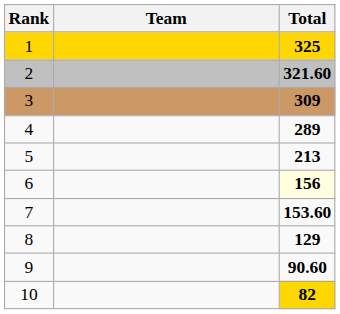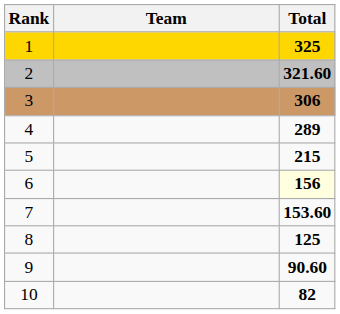(307, 101) 309 -> (307, 101) 306
(307, 156) 213 -> (307, 156) 215
(307, 239) 129 -> (307, 239) 125
(307, 294) gold background -> (307, 294) no background
